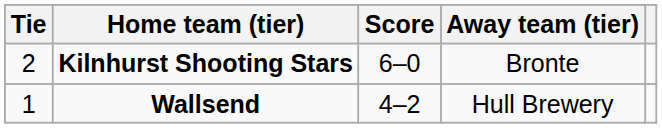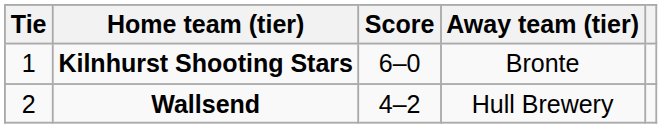(29, 64) 2 -> (29, 64) 1
(29, 103) 1 -> (29, 103) 2
